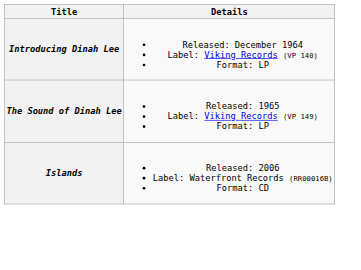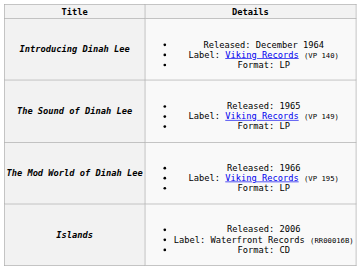+ row: (75, 173)
